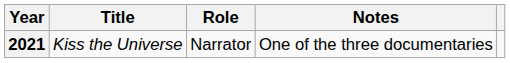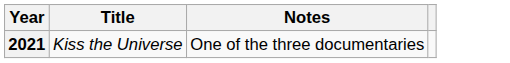- column: (221, 17)
